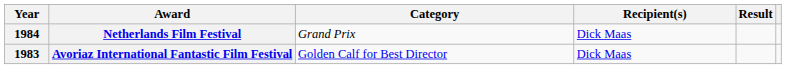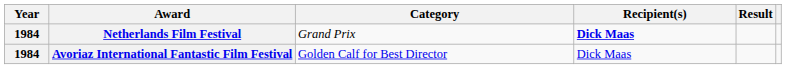(604, 34) normal -> (605, 34) bold
(27, 53) 1983 -> (27, 53) 1984
